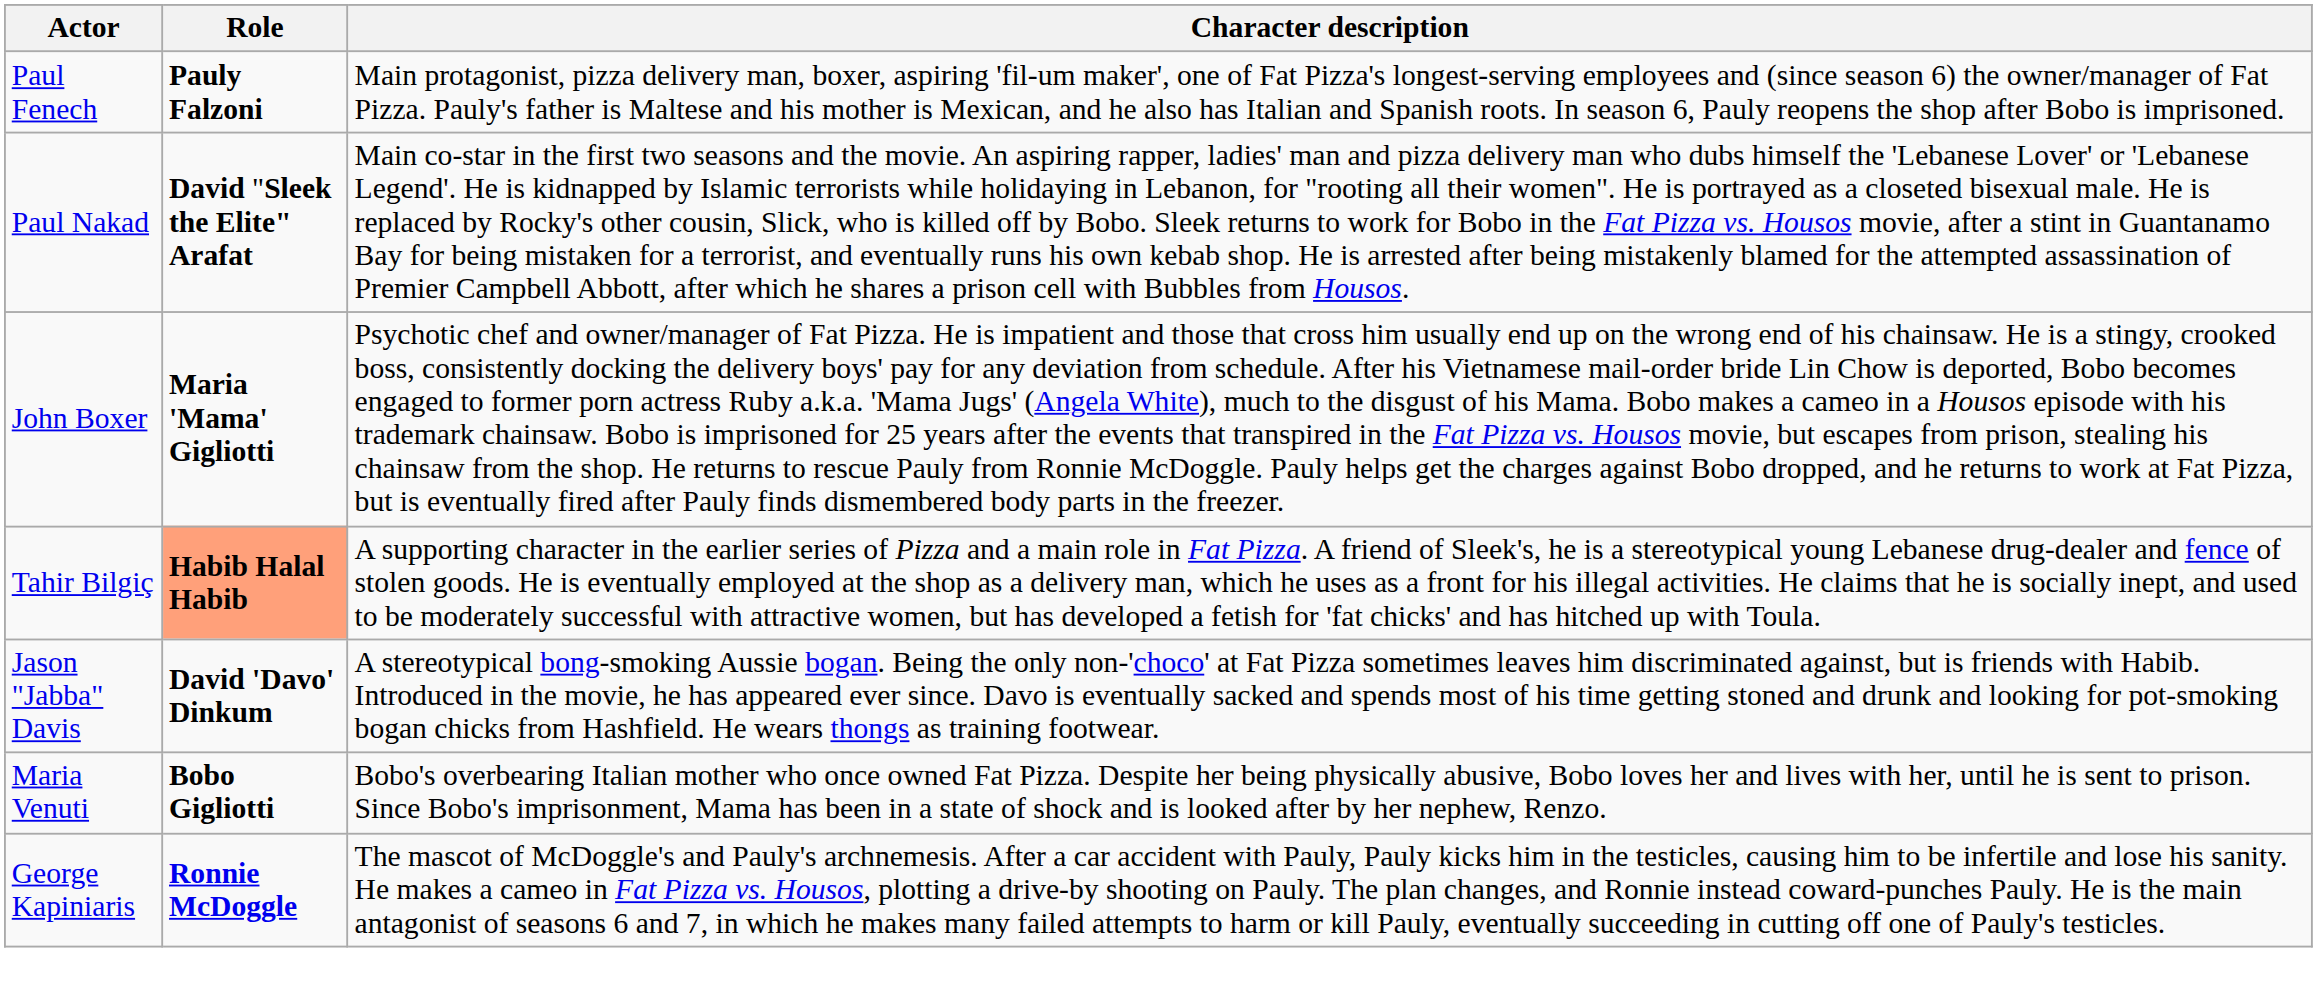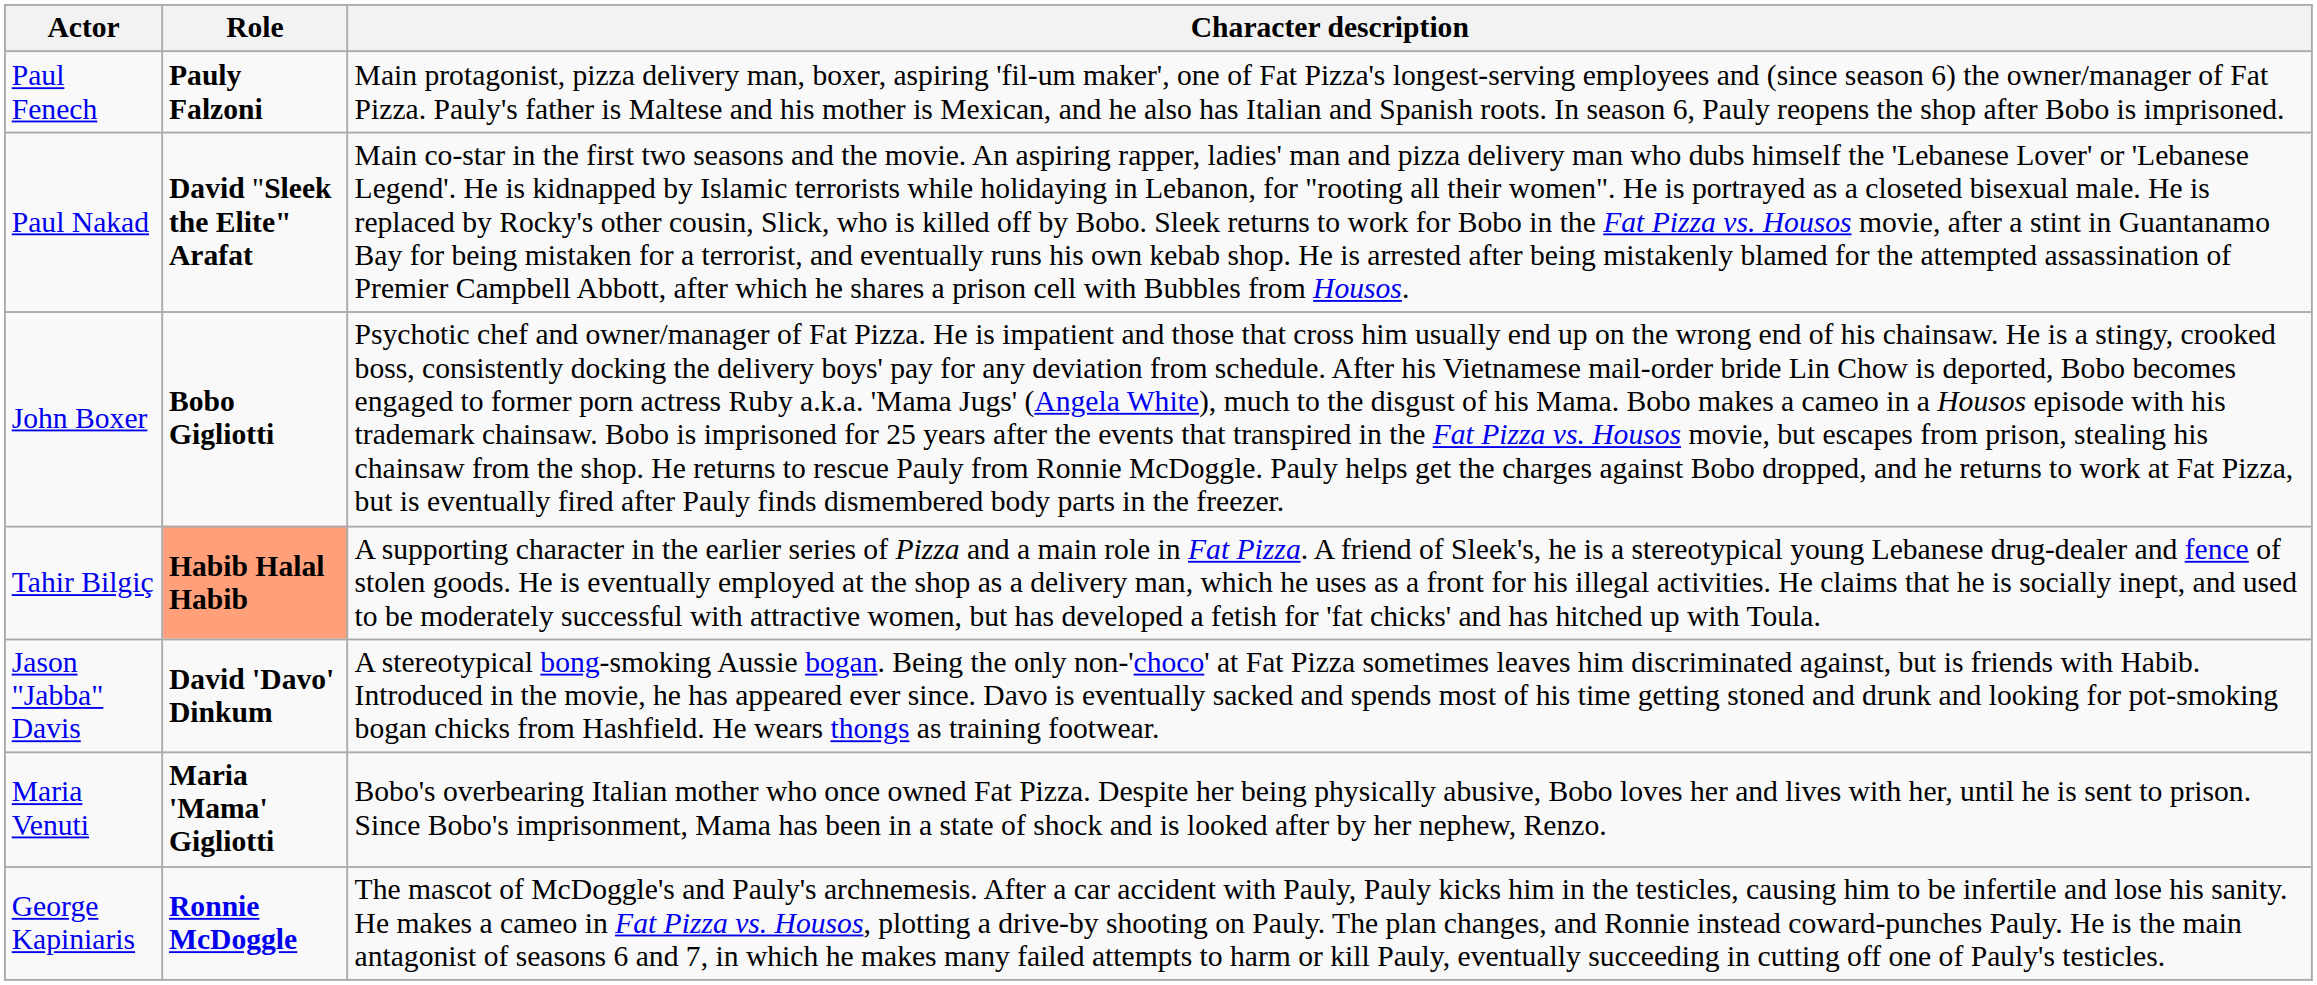(222, 418) Maria 'Mama' Gigliotti -> (222, 418) Bobo Gigliotti
(222, 792) Bobo Gigliotti -> (222, 809) Maria 'Mama' Gigliotti
